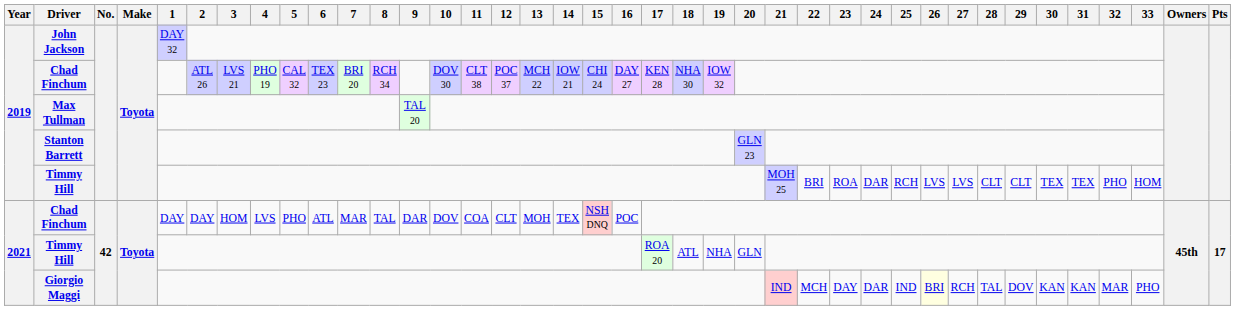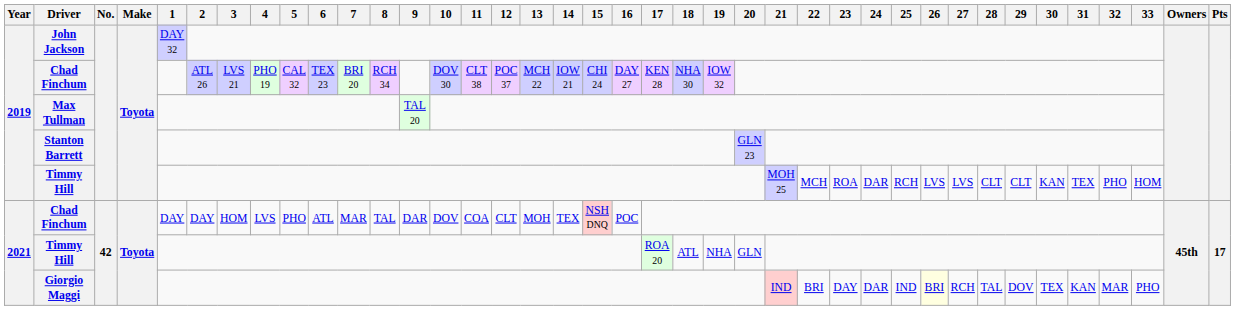(814, 182) BRI -> (814, 182) MCH
(1052, 182) TEX -> (1052, 182) KAN
(814, 287) MCH -> (814, 287) BRI
(1052, 287) KAN -> (1052, 287) TEX
